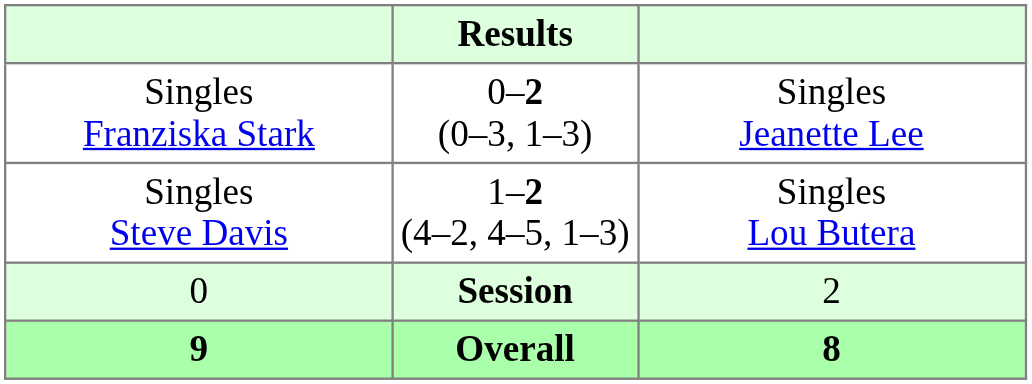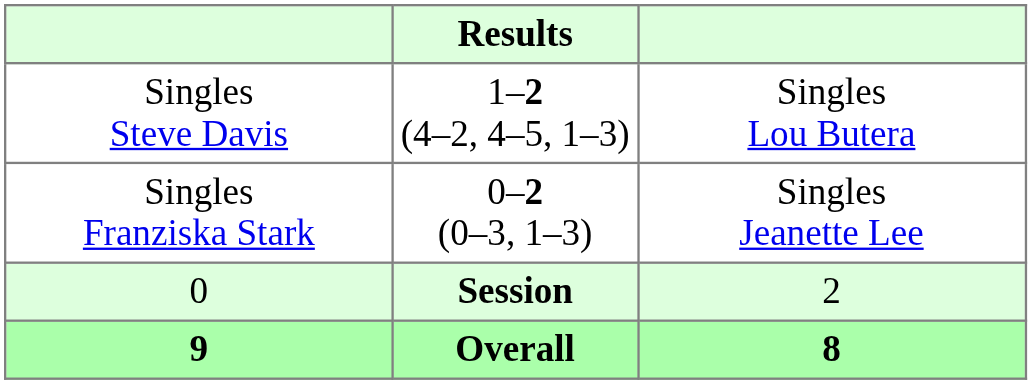rows swapped: (199, 212) <-> (199, 112)
